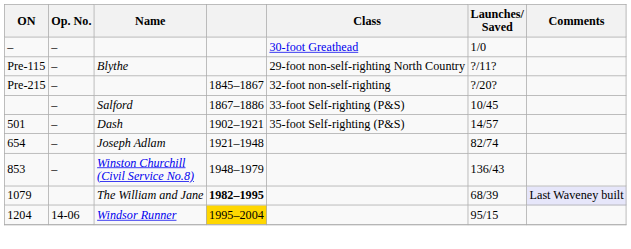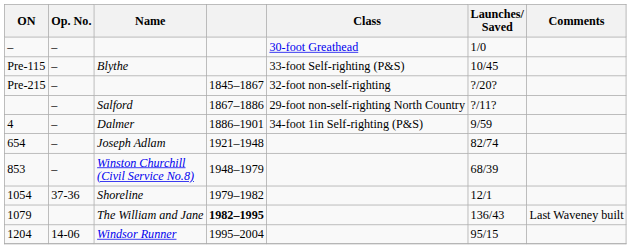(367, 66) 29-foot non-self-righting North Country -> (337, 66) 33-foot Self-righting (P&S)
(484, 66) ?/11? -> (484, 66) 10/45
(337, 104) 33-foot Self-righting (P&S) -> (367, 104) 29-foot non-self-righting North Country
(484, 104) 10/45 -> (484, 104) ?/11?
+ row: (10, 124)
- row: (16, 124)
(487, 169) 136/43 -> (484, 169) 68/39
+ row: (19, 195)
(484, 195) 68/39 -> (487, 215) 136/43
(577, 195) lavender background -> (577, 215) no background
(236, 215) gold background -> (236, 234) no background
